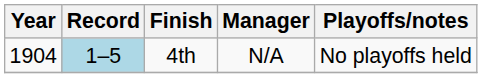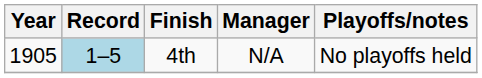(33, 55) 1904 -> (33, 55) 1905
